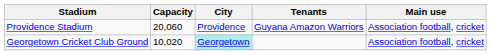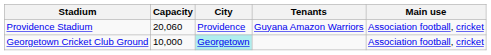(168, 42) 10,020 -> (168, 42) 10,000
